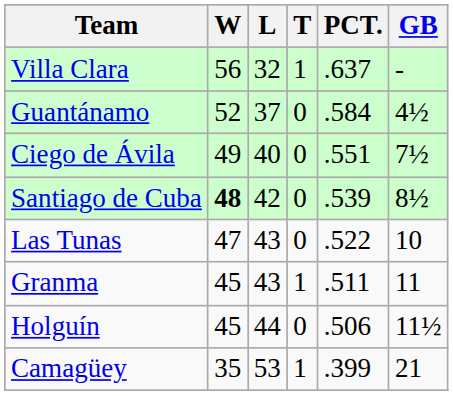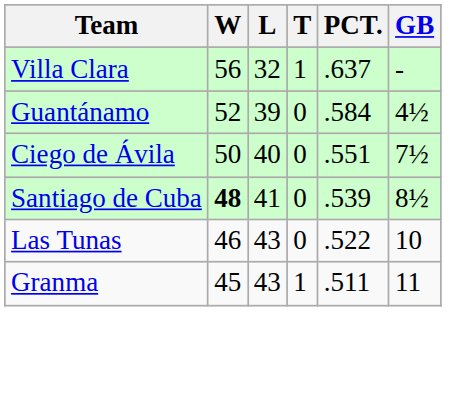(267, 111) 37 -> (267, 111) 39
(228, 154) 49 -> (228, 154) 50
(267, 197) 42 -> (267, 197) 41
(228, 240) 47 -> (228, 240) 46
- row: (55, 326)
- row: (69, 369)
